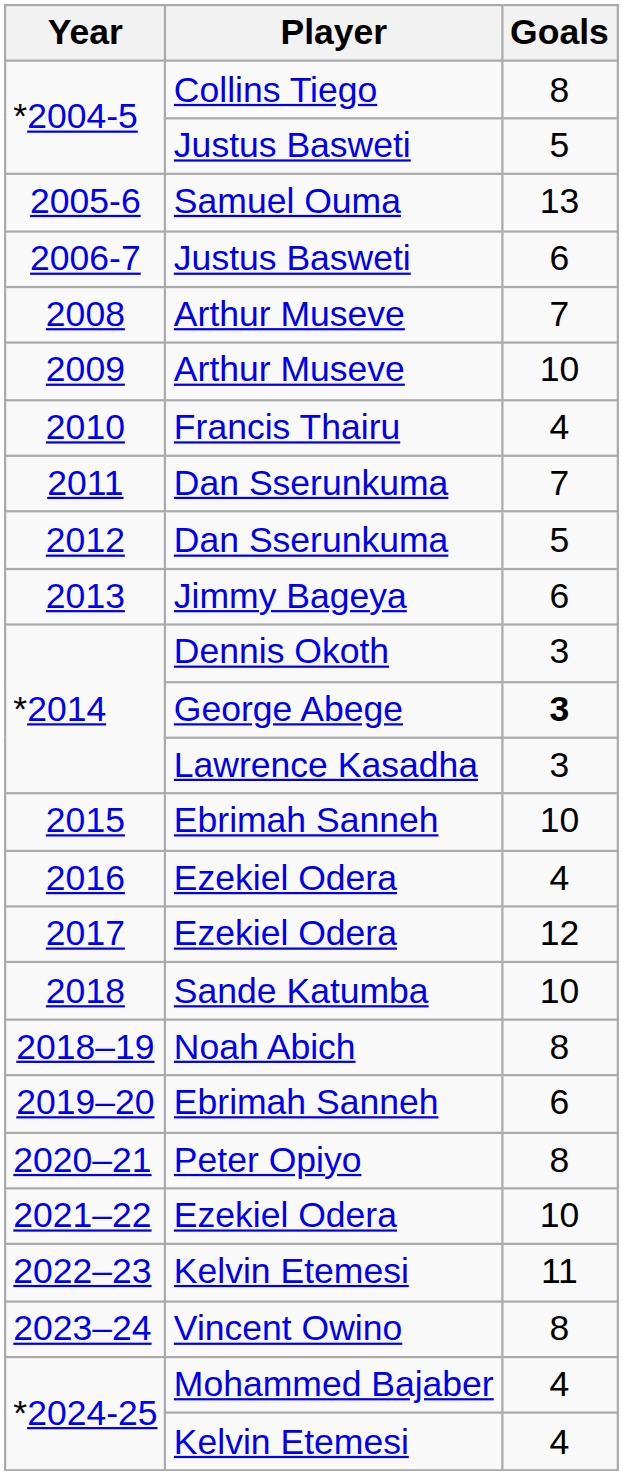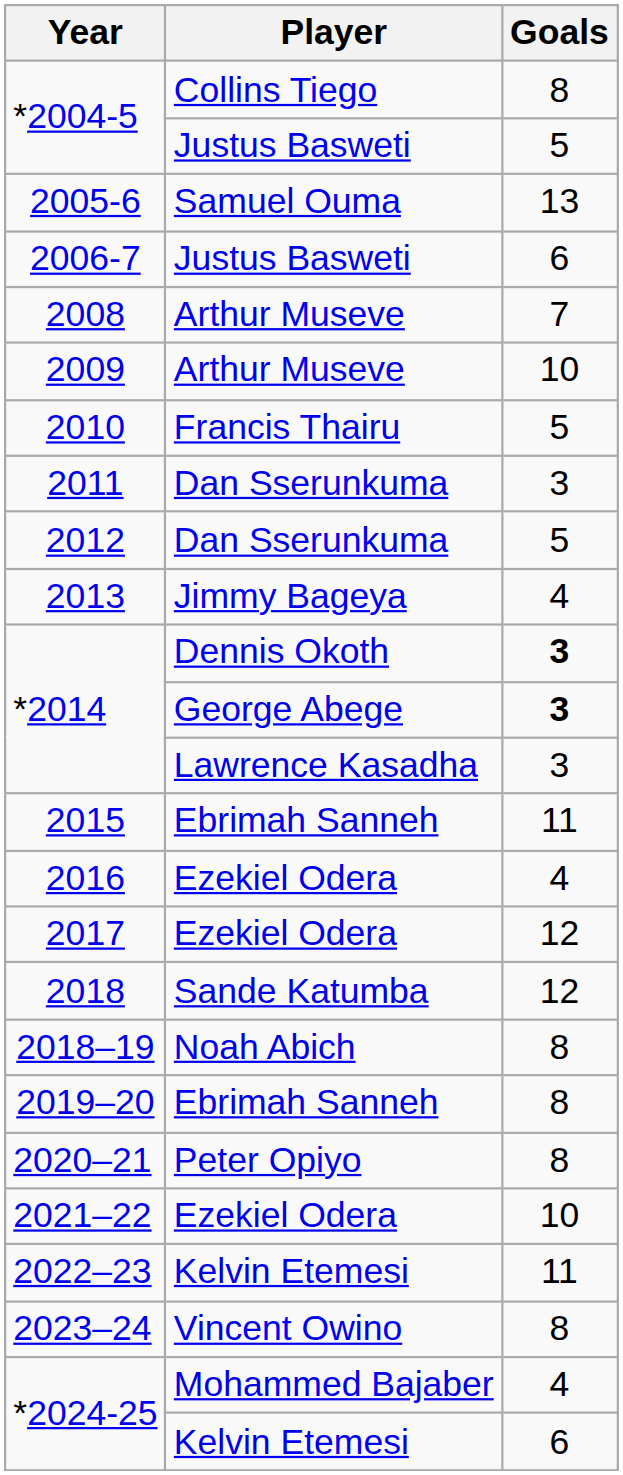(559, 426) 4 -> (559, 426) 5
(559, 483) 7 -> (559, 483) 3
(559, 595) 6 -> (559, 595) 4
(559, 652) normal -> (559, 652) bold
(559, 821) 10 -> (559, 821) 11
(559, 990) 10 -> (559, 990) 12
(559, 1102) 6 -> (559, 1102) 8
(559, 1440) 4 -> (559, 1440) 6
